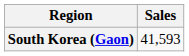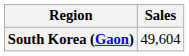(160, 39) 41,593 -> (160, 39) 49,604
